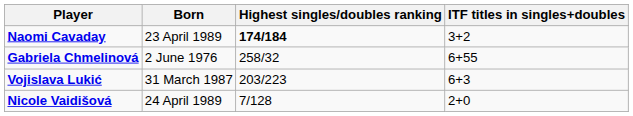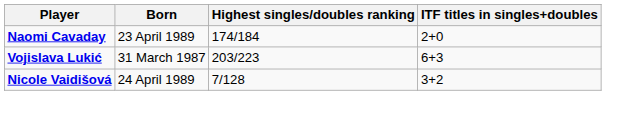(263, 36) bold -> (236, 36) normal
(459, 36) 3+2 -> (432, 36) 2+0
- row: (73, 57)
(459, 100) 2+0 -> (432, 78) 3+2
